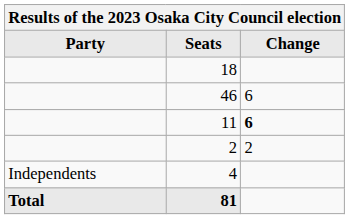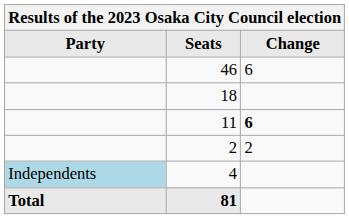rows swapped: (229, 95) <-> (229, 69)
(52, 174) no background -> (52, 174) lightblue background
